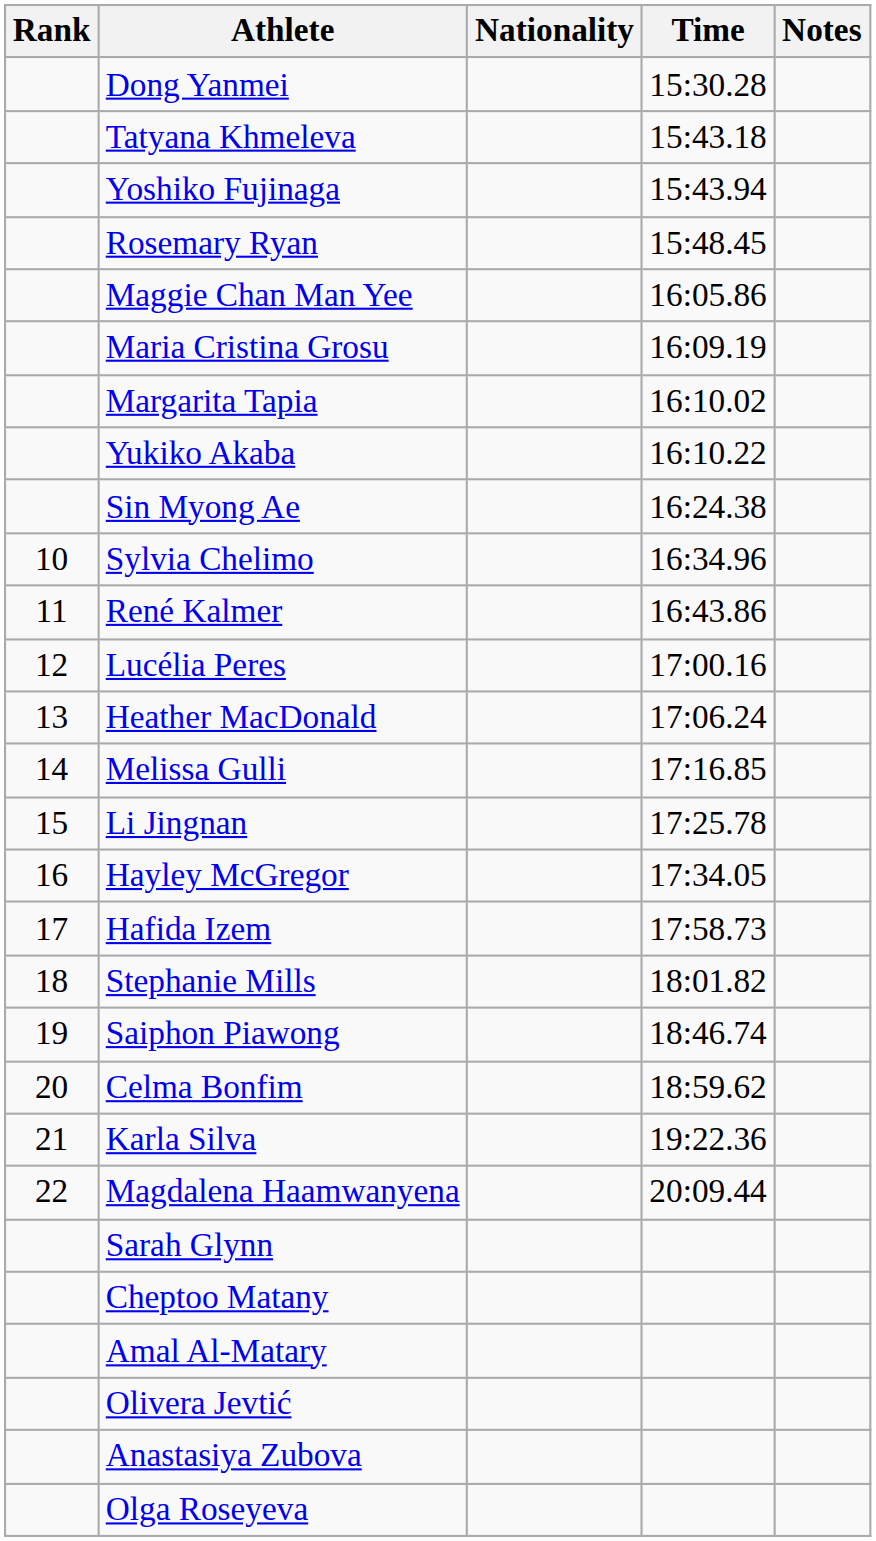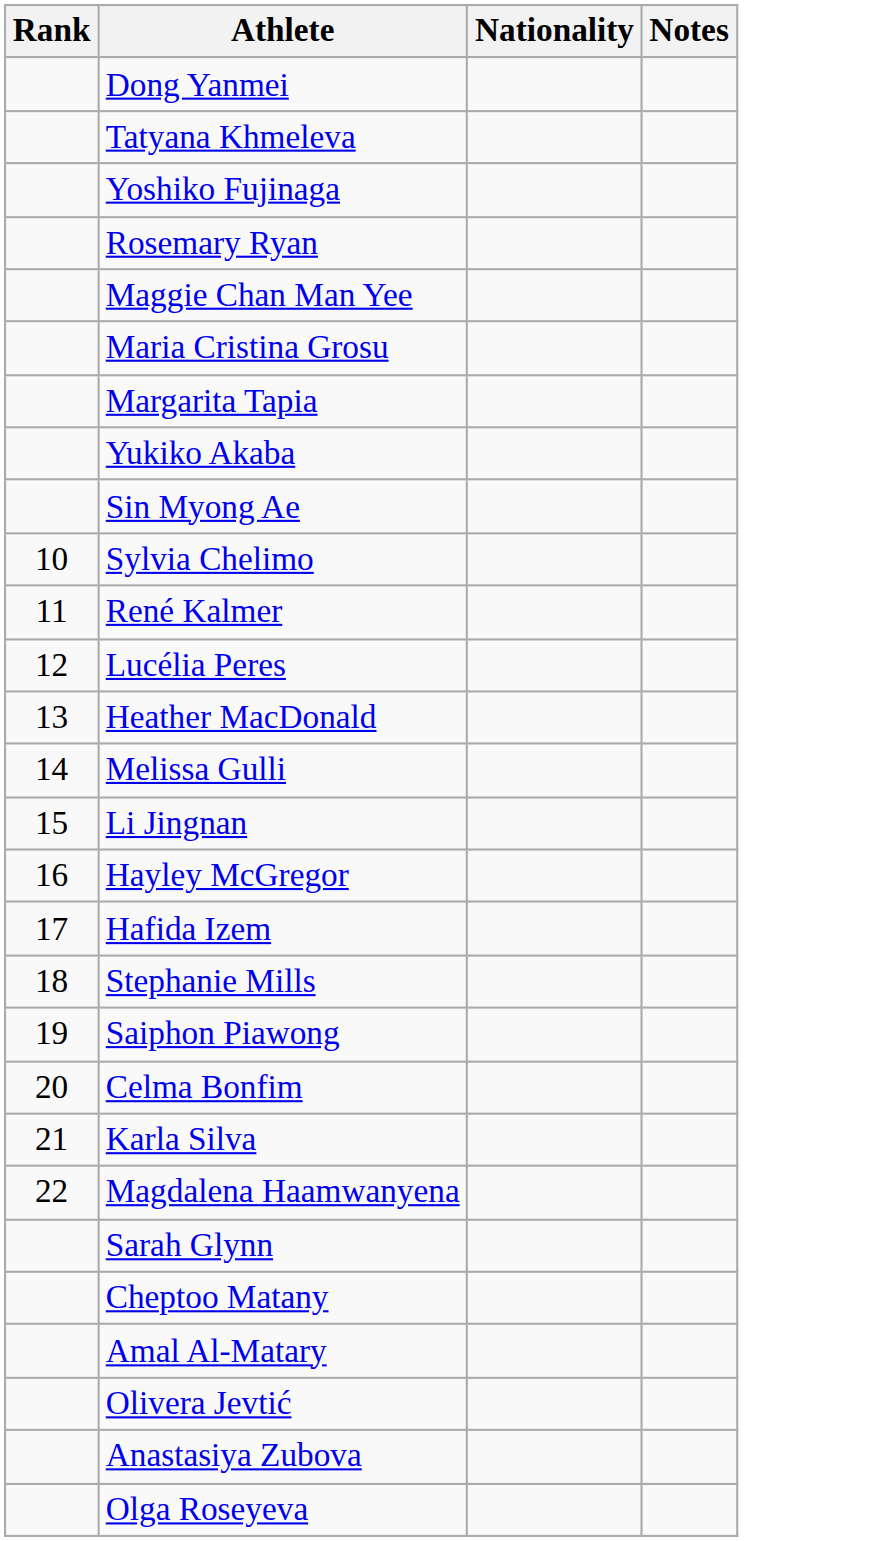- column: (708, 30)
